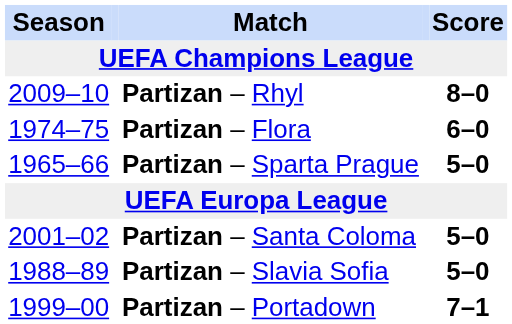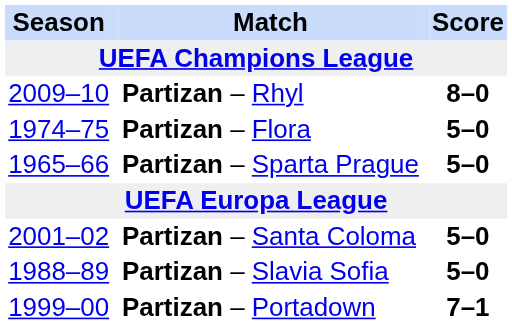(468, 129) 6–0 -> (468, 129) 5–0
